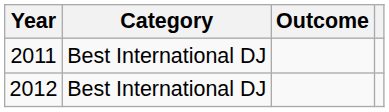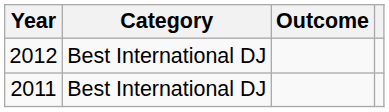rows swapped: (33, 55) <-> (33, 89)
